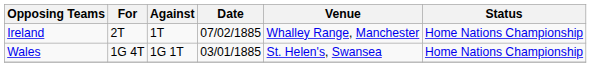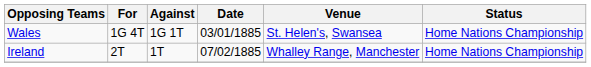rows swapped: (24, 52) <-> (26, 33)
